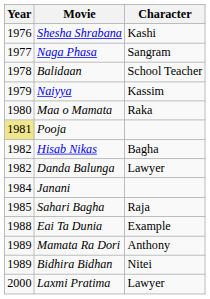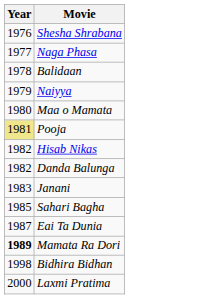- column: (165, 14)
(19, 187) 1984 -> (19, 187) 1983
(19, 226) 1988 -> (19, 226) 1987
(19, 245) normal -> (19, 245) bold
(19, 264) 1989 -> (19, 264) 1998
